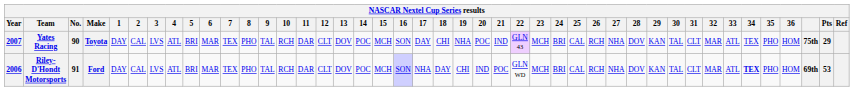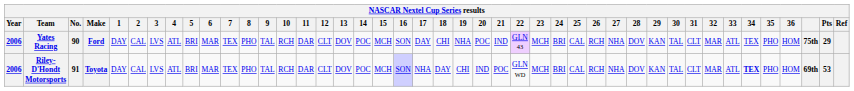(14, 42) 2007 -> (14, 42) 2006
(96, 42) Toyota -> (96, 42) Ford
(96, 70) Ford -> (96, 70) Toyota
